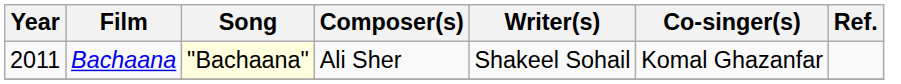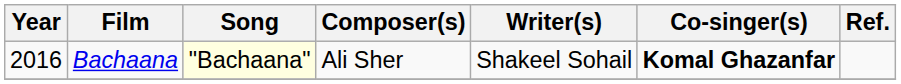(35, 60) 2011 -> (36, 60) 2016
(732, 60) normal -> (739, 60) bold
